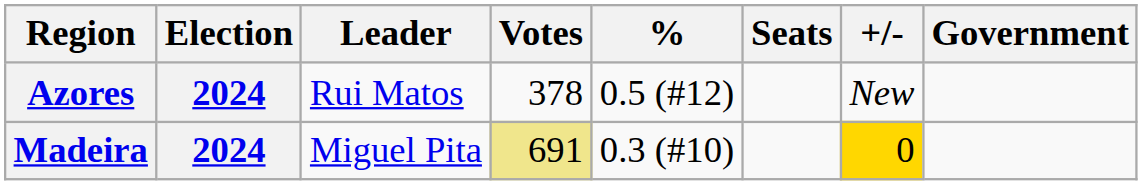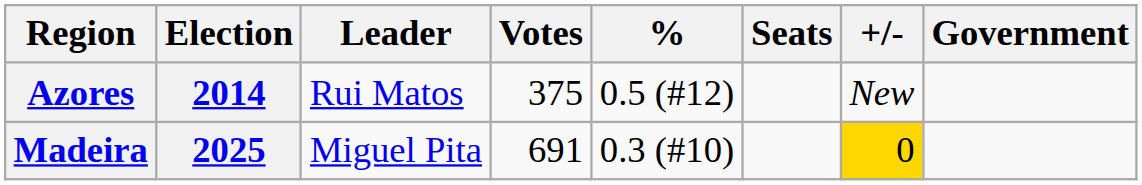(229, 91) 2024 -> (229, 91) 2014
(555, 91) 378 -> (555, 91) 375
(229, 149) 2024 -> (229, 149) 2025
(555, 149) khaki background -> (555, 149) no background
